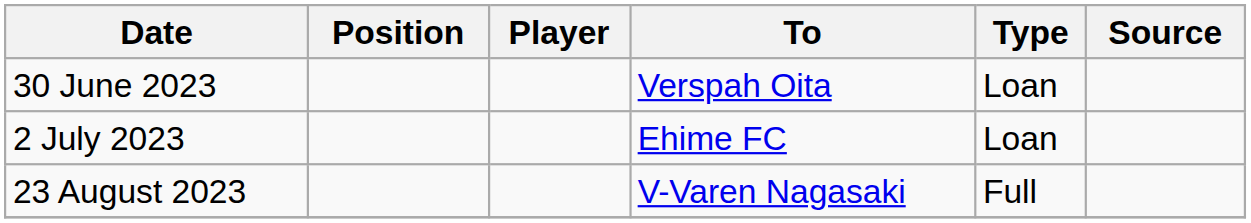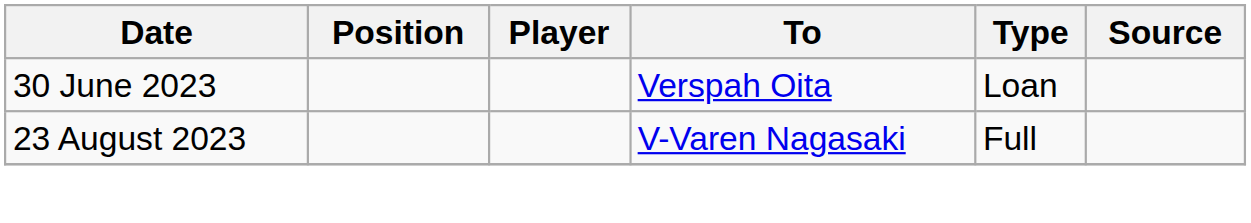- row: (99, 138)
